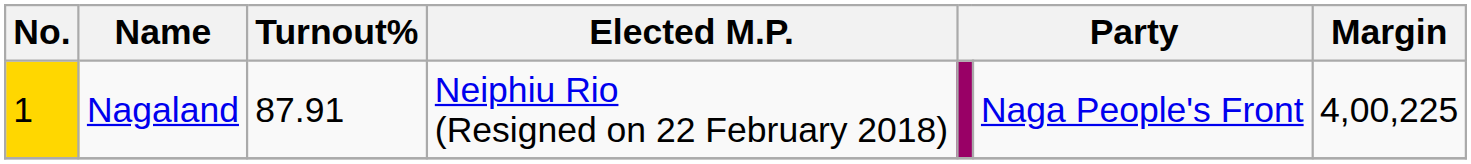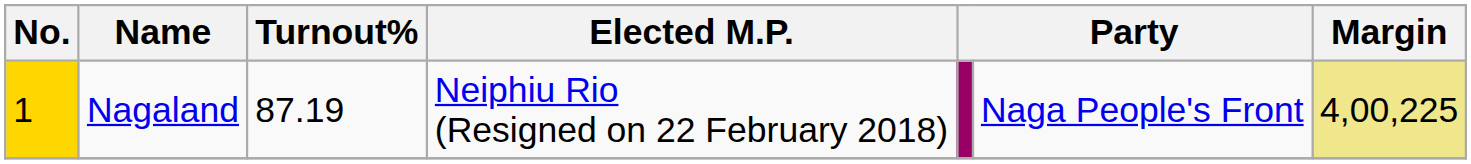(300, 108) 87.91 -> (300, 108) 87.19
(1389, 108) no background -> (1389, 108) khaki background
